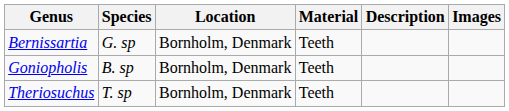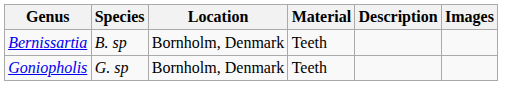(119, 42) G. sp -> (111, 42) B. sp
(118, 67) B. sp -> (112, 67) G. sp
- row: (51, 93)
